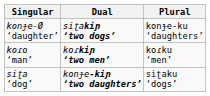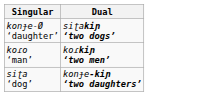- column: (175, 11)
